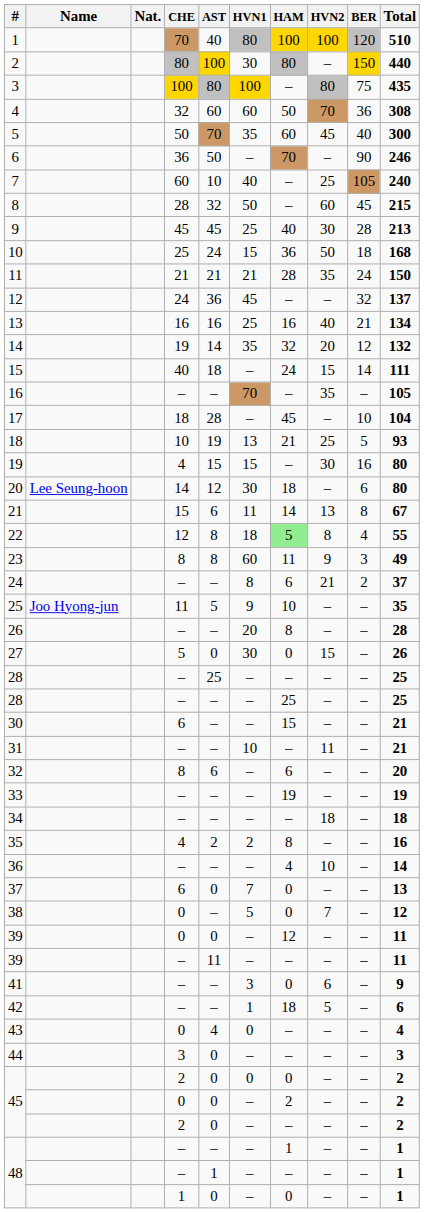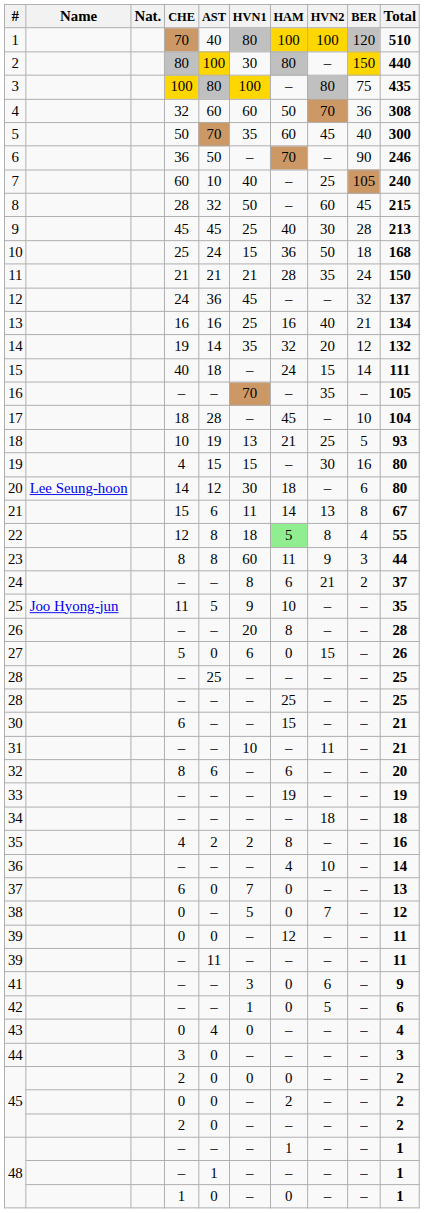(400, 559) 49 -> (400, 559) 44
(250, 653) 30 -> (250, 653) 6
(289, 1007) 18 -> (289, 1007) 0
